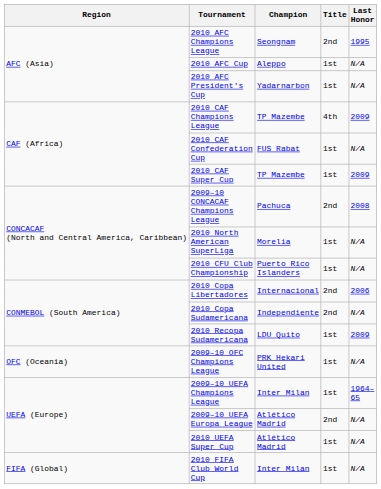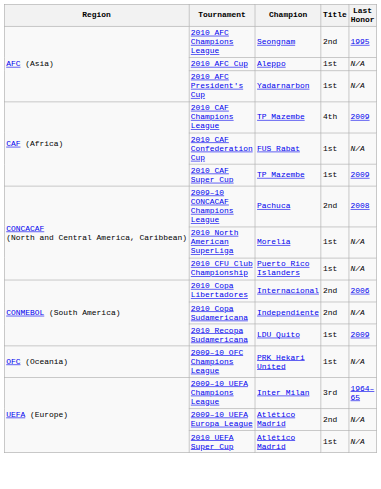(330, 393) 1st -> (330, 393) 3rd
- row: (215, 468)
